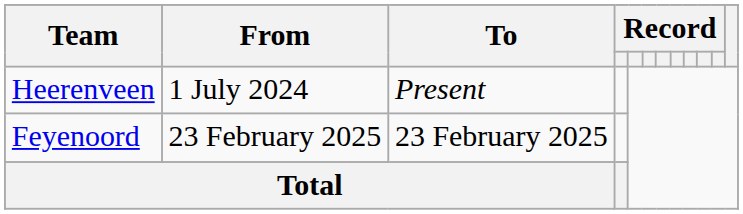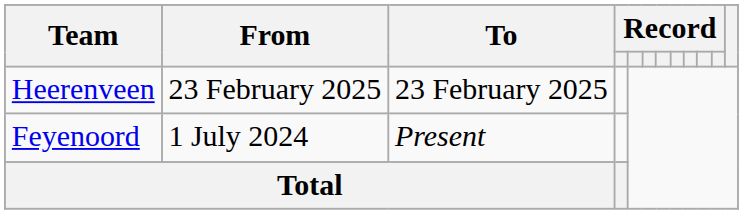(238, 89) 1 July 2024 -> (275, 89) 23 February 2025
(440, 89) Present -> (501, 89) 23 February 2025
(275, 136) 23 February 2025 -> (238, 136) 1 July 2024
(501, 136) 23 February 2025 -> (440, 136) Present
